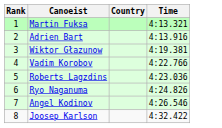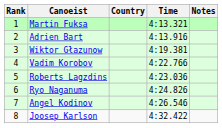+ column: (204, 11)
